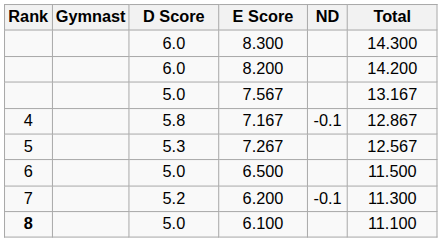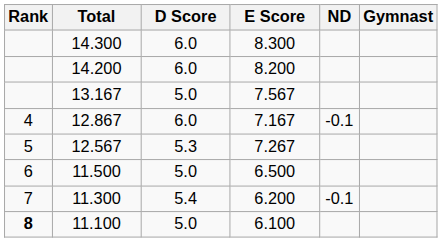columns swapped: (91, 17) <-> (392, 17)
(174, 120) 5.8 -> (186, 120) 6.0
(174, 198) 5.2 -> (186, 198) 5.4
